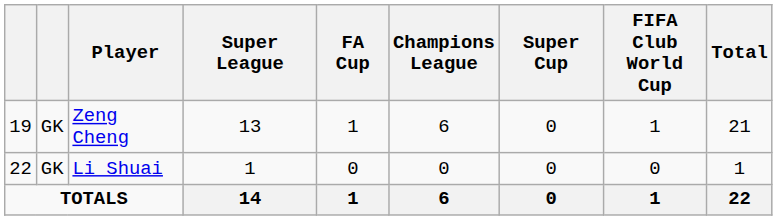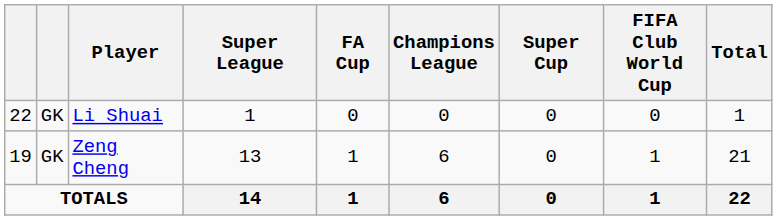rows swapped: (101, 127) <-> (118, 169)
